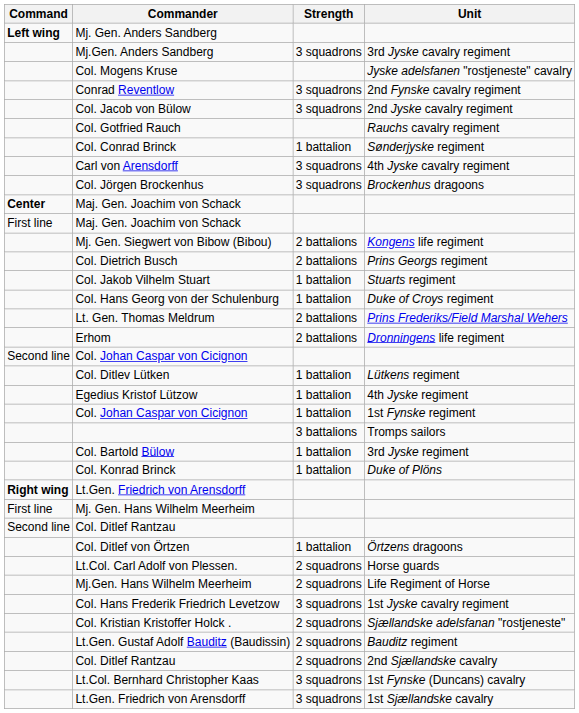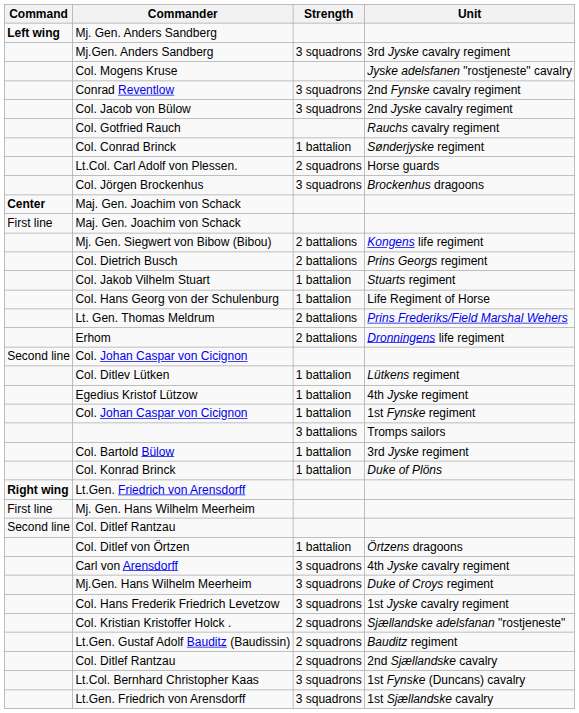rows swapped: (38, 166) <-> (38, 566)
(430, 299) Duke of Croys regiment -> (429, 299) Life Regiment of Horse
(329, 584) 2 squadrons -> (329, 584) 3 squadrons
(429, 584) Life Regiment of Horse -> (430, 584) Duke of Croys regiment
